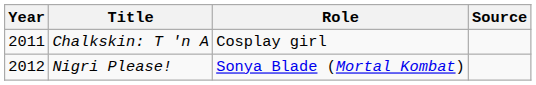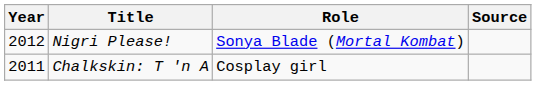rows swapped: (131, 42) <-> (112, 67)
